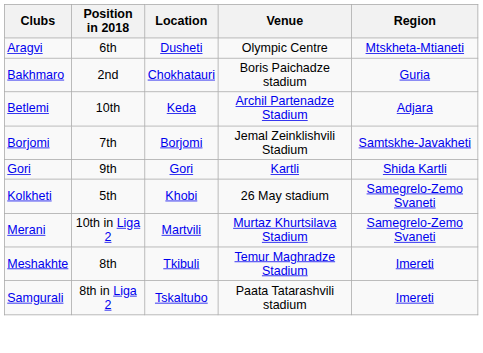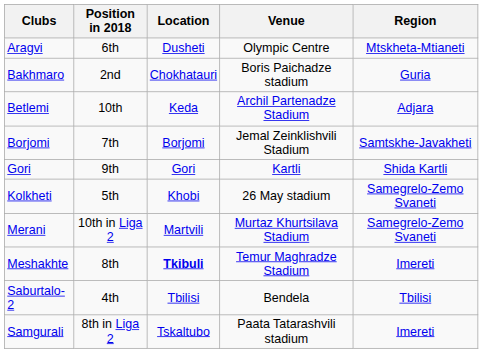(181, 263) normal -> (183, 263) bold
+ row: (36, 297)
